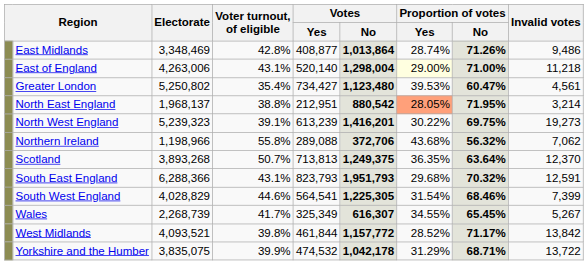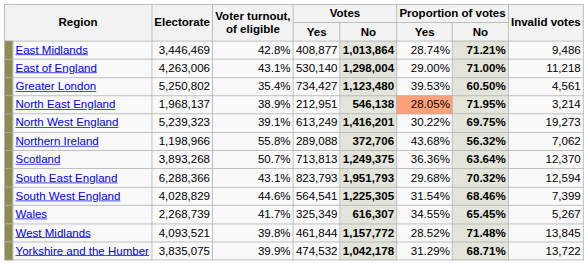(184, 50) 3,348,469 -> (184, 50) 3,446,469
(486, 50) 71.26% -> (486, 50) 71.21%
(317, 68) 520,140 -> (317, 68) 530,140
(430, 68) lightyellow background -> (430, 68) no background
(486, 86) 60.47% -> (486, 86) 60.50%
(274, 104) 38.8% -> (274, 104) 38.9%
(373, 104) 880,542 -> (373, 104) 546,138
(317, 123) 613,239 -> (317, 123) 613,249
(430, 159) 36.35% -> (430, 159) 36.36%
(563, 178) 12,591 -> (563, 178) 12,594
(486, 232) 71.17% -> (486, 232) 71.48%
(563, 232) 13,842 -> (563, 232) 13,845
